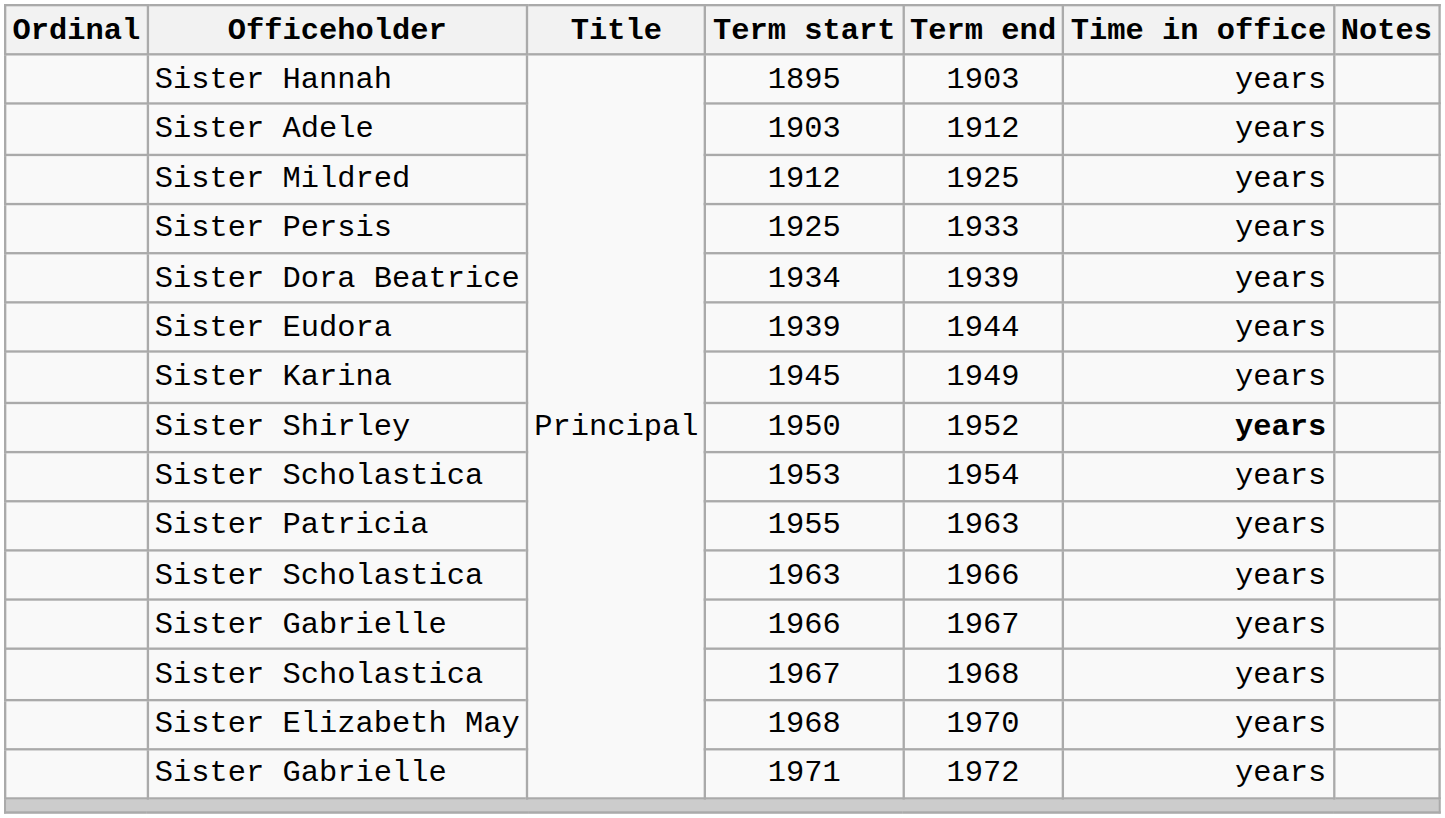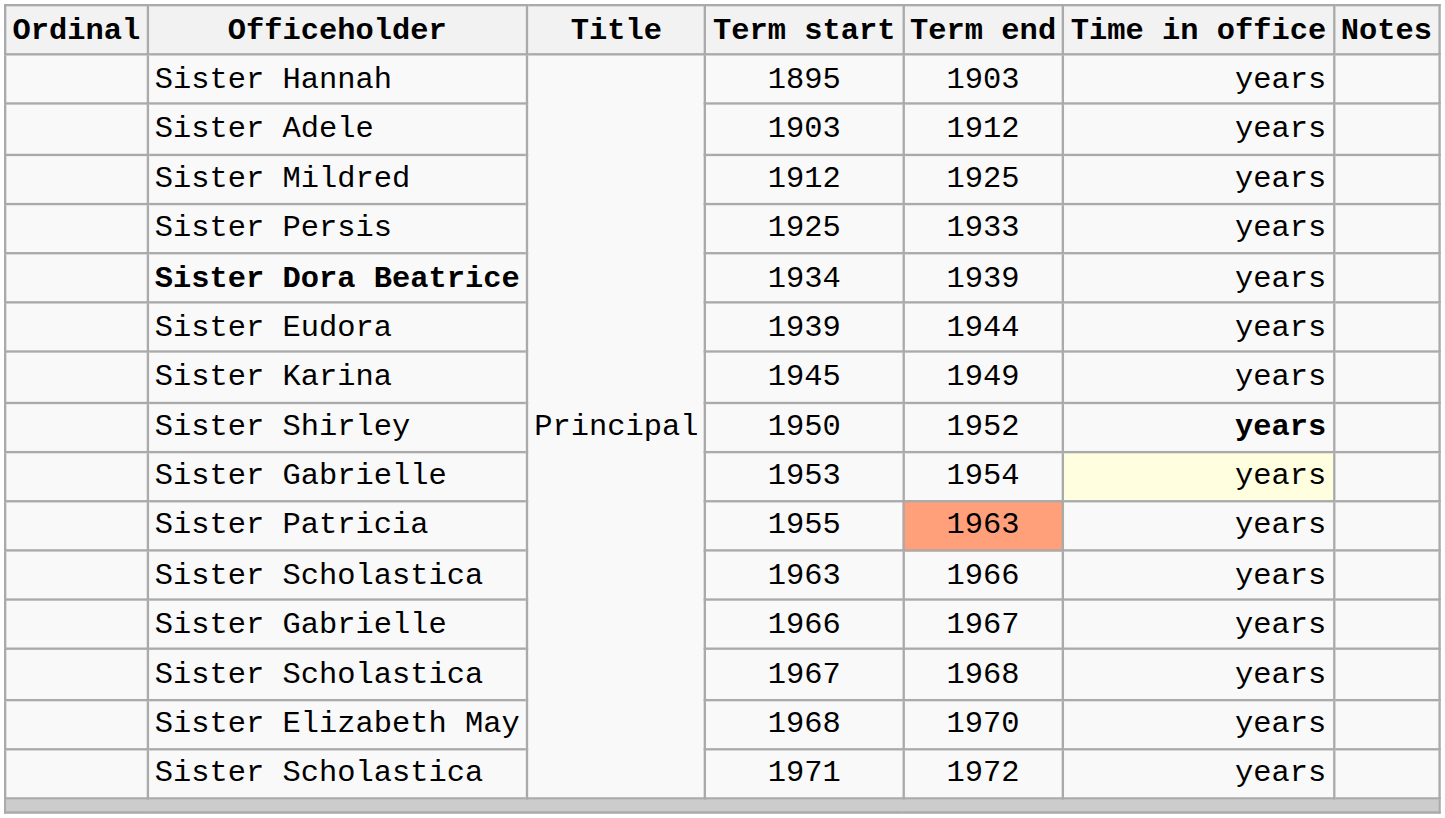(337, 278) normal -> (337, 278) bold
(319, 476) Sister Scholastica -> (301, 476) Sister Gabrielle
(1281, 476) no background -> (1281, 476) lightyellow background
(983, 526) no background -> (983, 526) lightsalmon background
(301, 774) Sister Gabrielle -> (319, 774) Sister Scholastica
